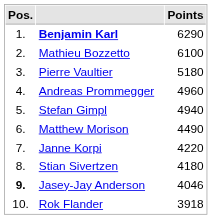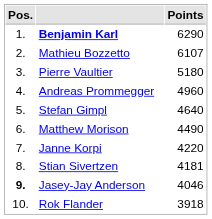(190, 53) 6100 -> (190, 53) 6107
(190, 110) 4940 -> (190, 110) 4640
(190, 166) 4180 -> (190, 166) 4181
